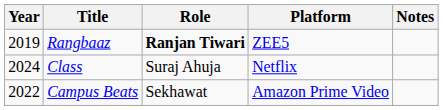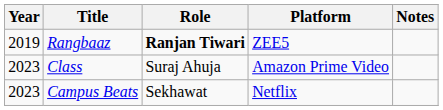(24, 67) 2024 -> (24, 67) 2023
(275, 67) Netflix -> (321, 67) Amazon Prime Video
(24, 92) 2022 -> (24, 92) 2023
(321, 92) Amazon Prime Video -> (275, 92) Netflix
